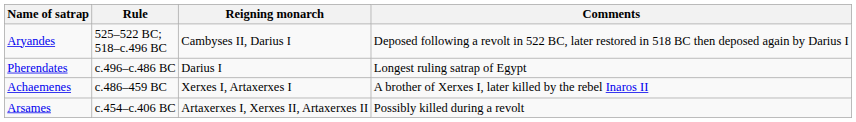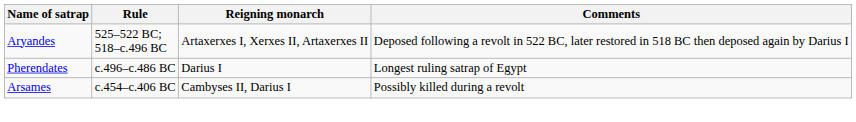(236, 41) Cambyses II, Darius I -> (275, 41) Artaxerxes I, Xerxes II, Artaxerxes II
- row: (39, 87)
(275, 107) Artaxerxes I, Xerxes II, Artaxerxes II -> (236, 87) Cambyses II, Darius I
